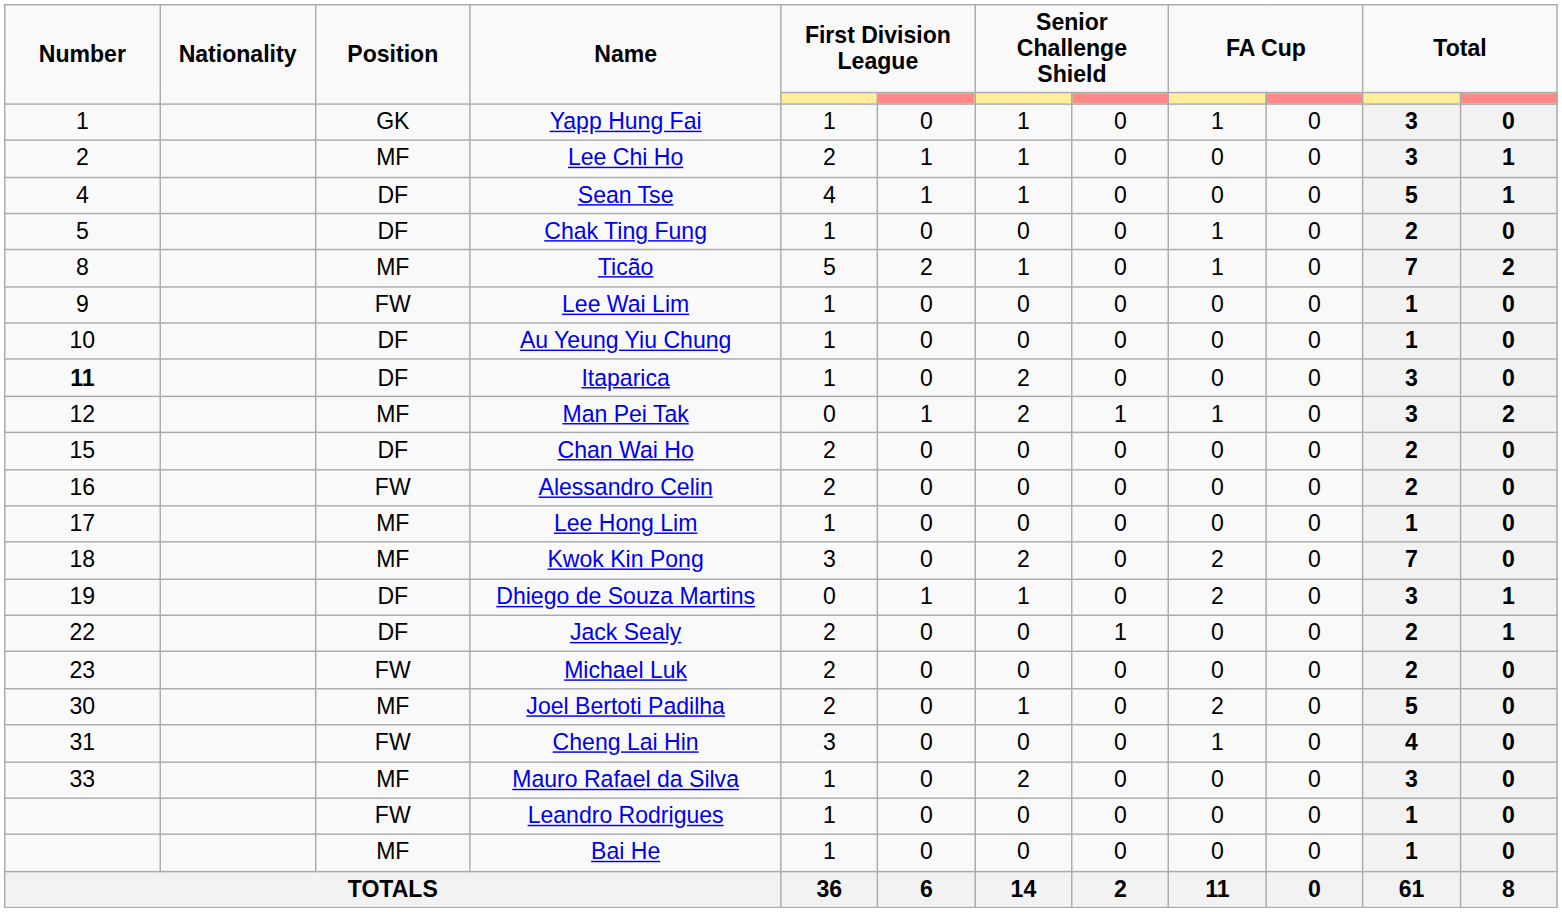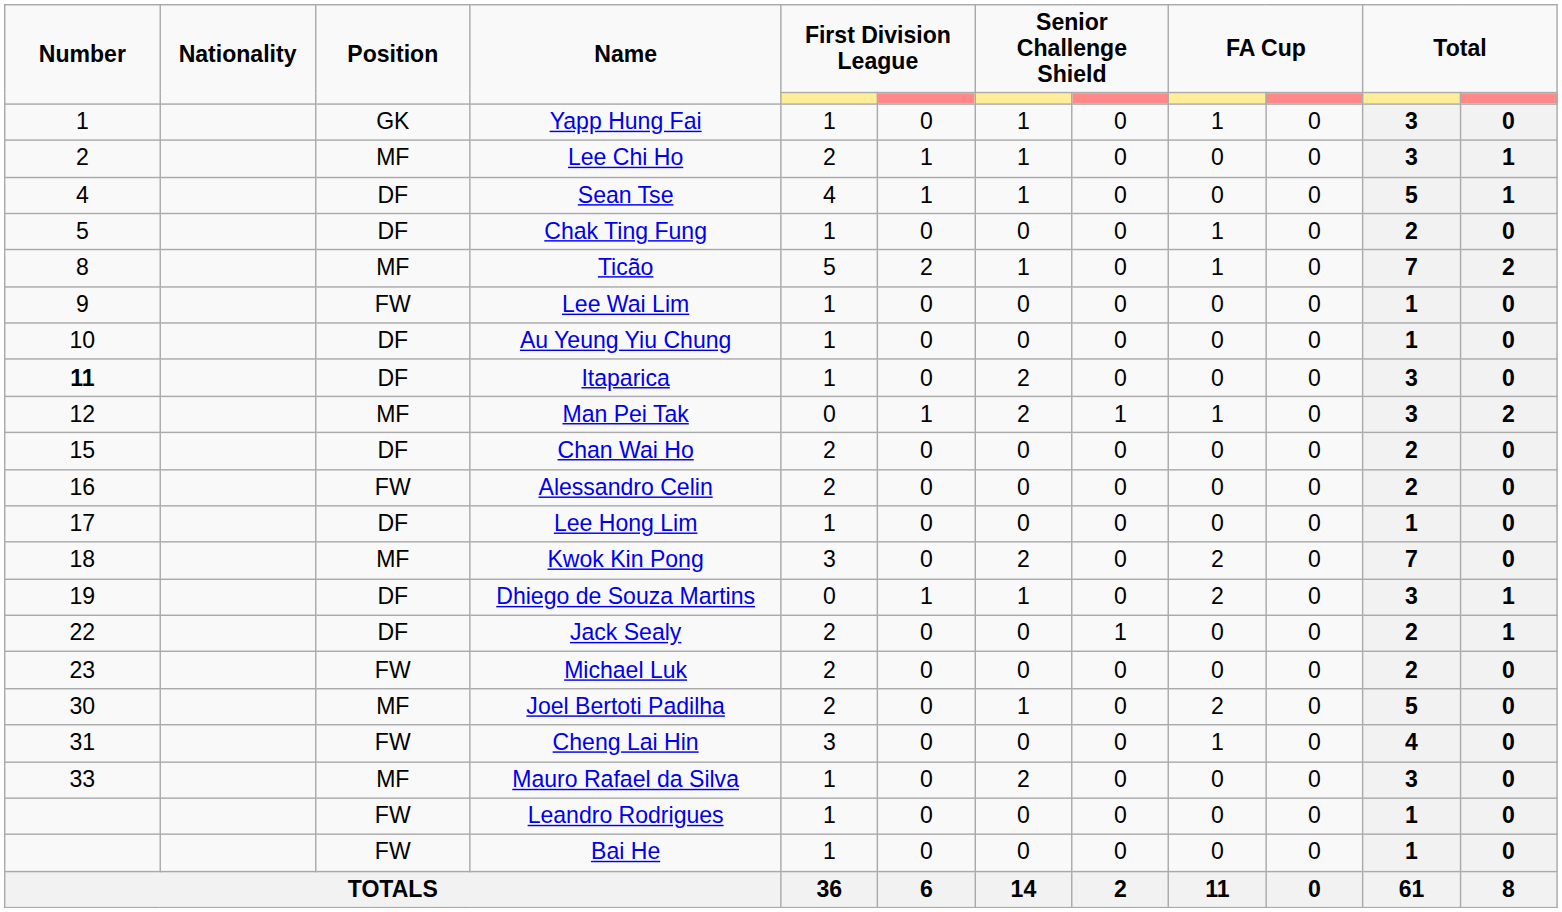(393, 523) MF -> (393, 523) DF
(393, 852) MF -> (393, 852) FW
